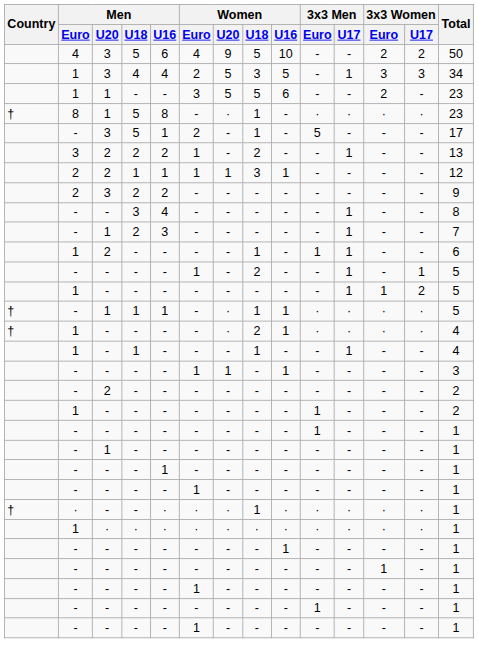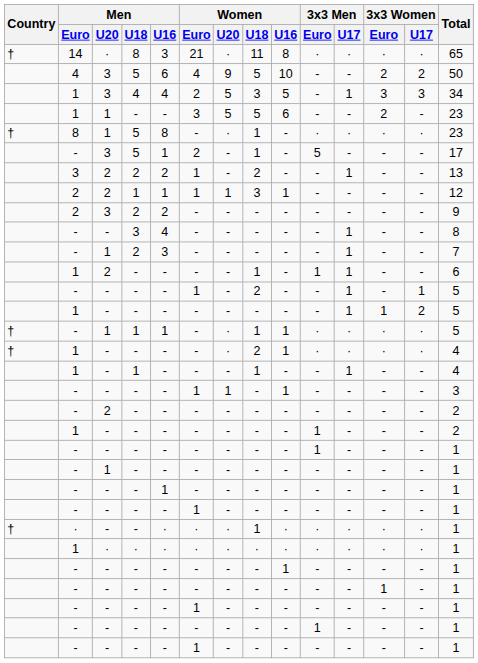+ row: (75, 54)
